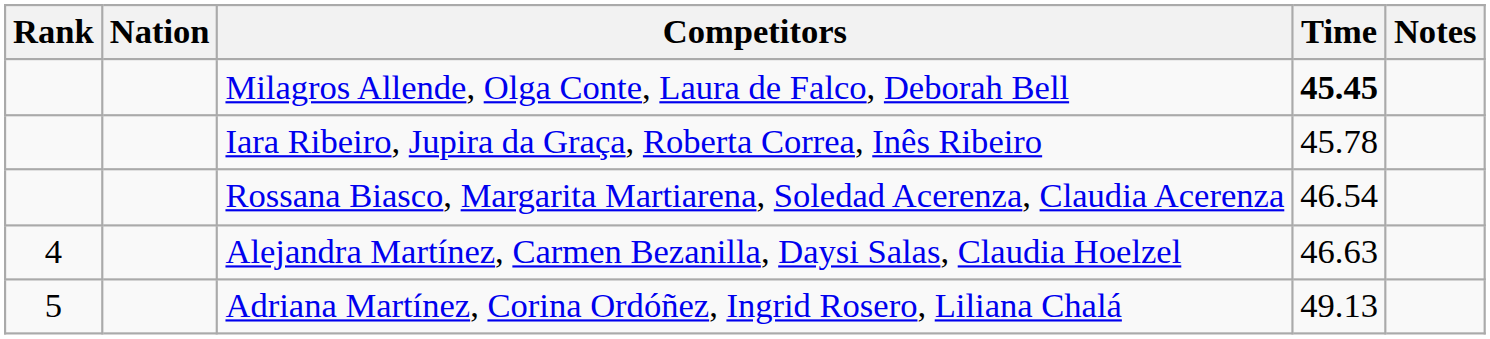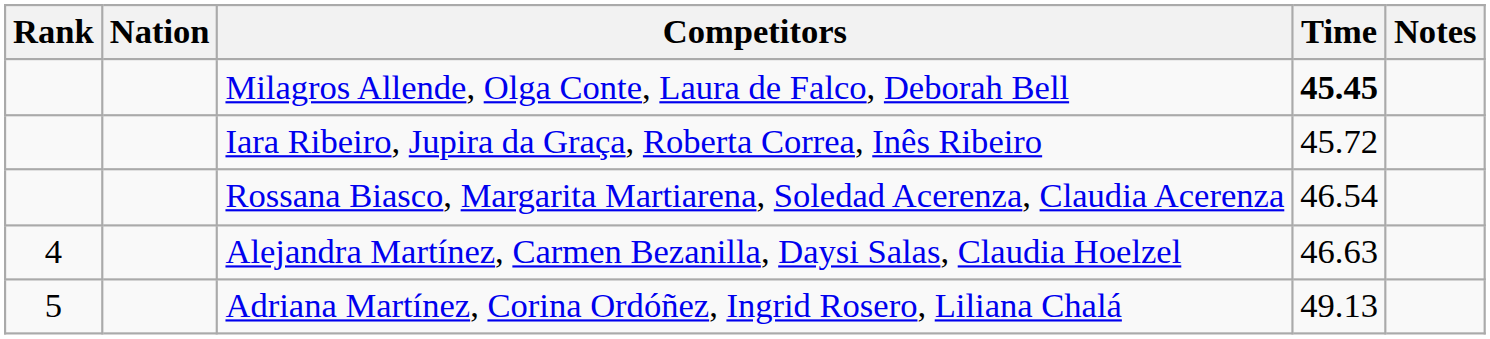(1339, 141) 45.78 -> (1339, 141) 45.72
